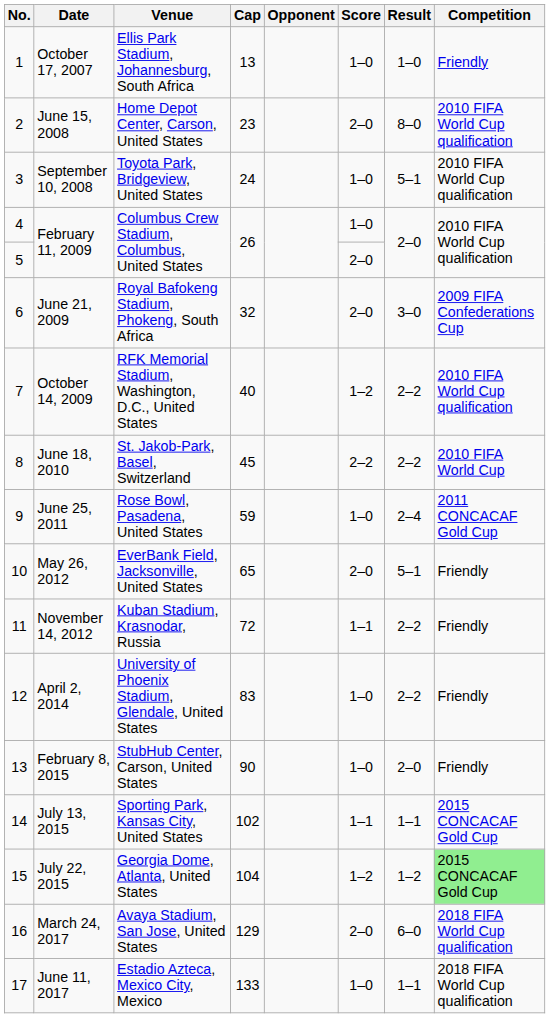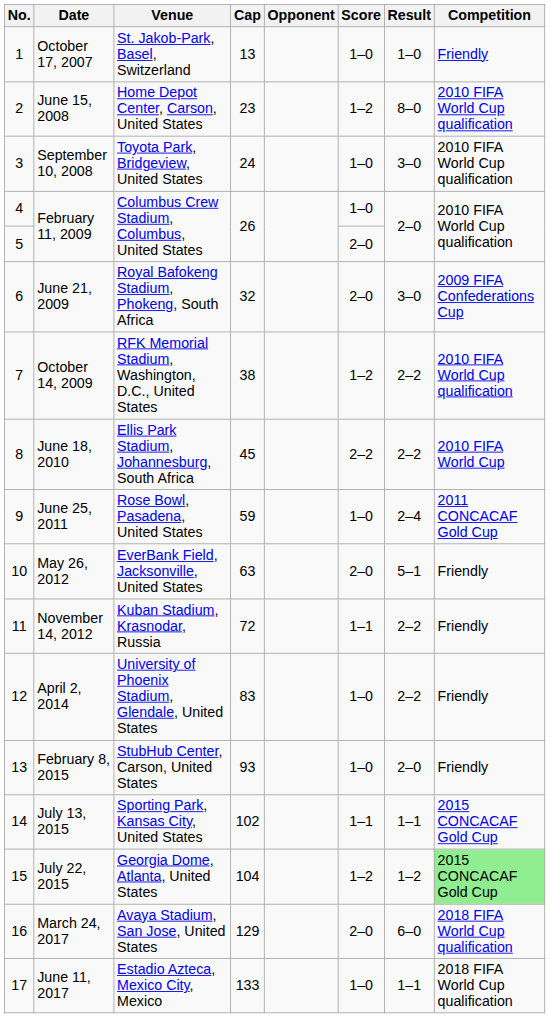(164, 62) Ellis Park Stadium, Johannesburg, South Africa -> (166, 54) St. Jakob-Park, Basel, Switzerland
(361, 125) 2–0 -> (361, 109) 1–2
(409, 179) 5–1 -> (409, 163) 3–0
(248, 391) 40 -> (248, 375) 38
(166, 462) St. Jakob-Park, Basel, Switzerland -> (164, 454) Ellis Park Stadium, Johannesburg, South Africa
(248, 571) 65 -> (248, 571) 63
(248, 767) 90 -> (248, 767) 93
